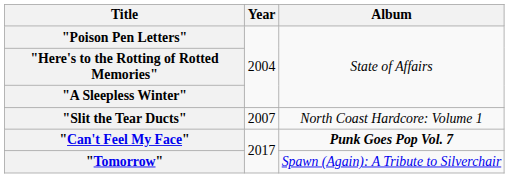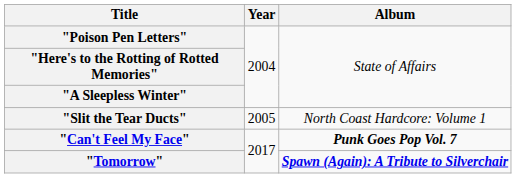(262, 118) 2007 -> (262, 118) 2005
(391, 161) normal -> (395, 161) bold
